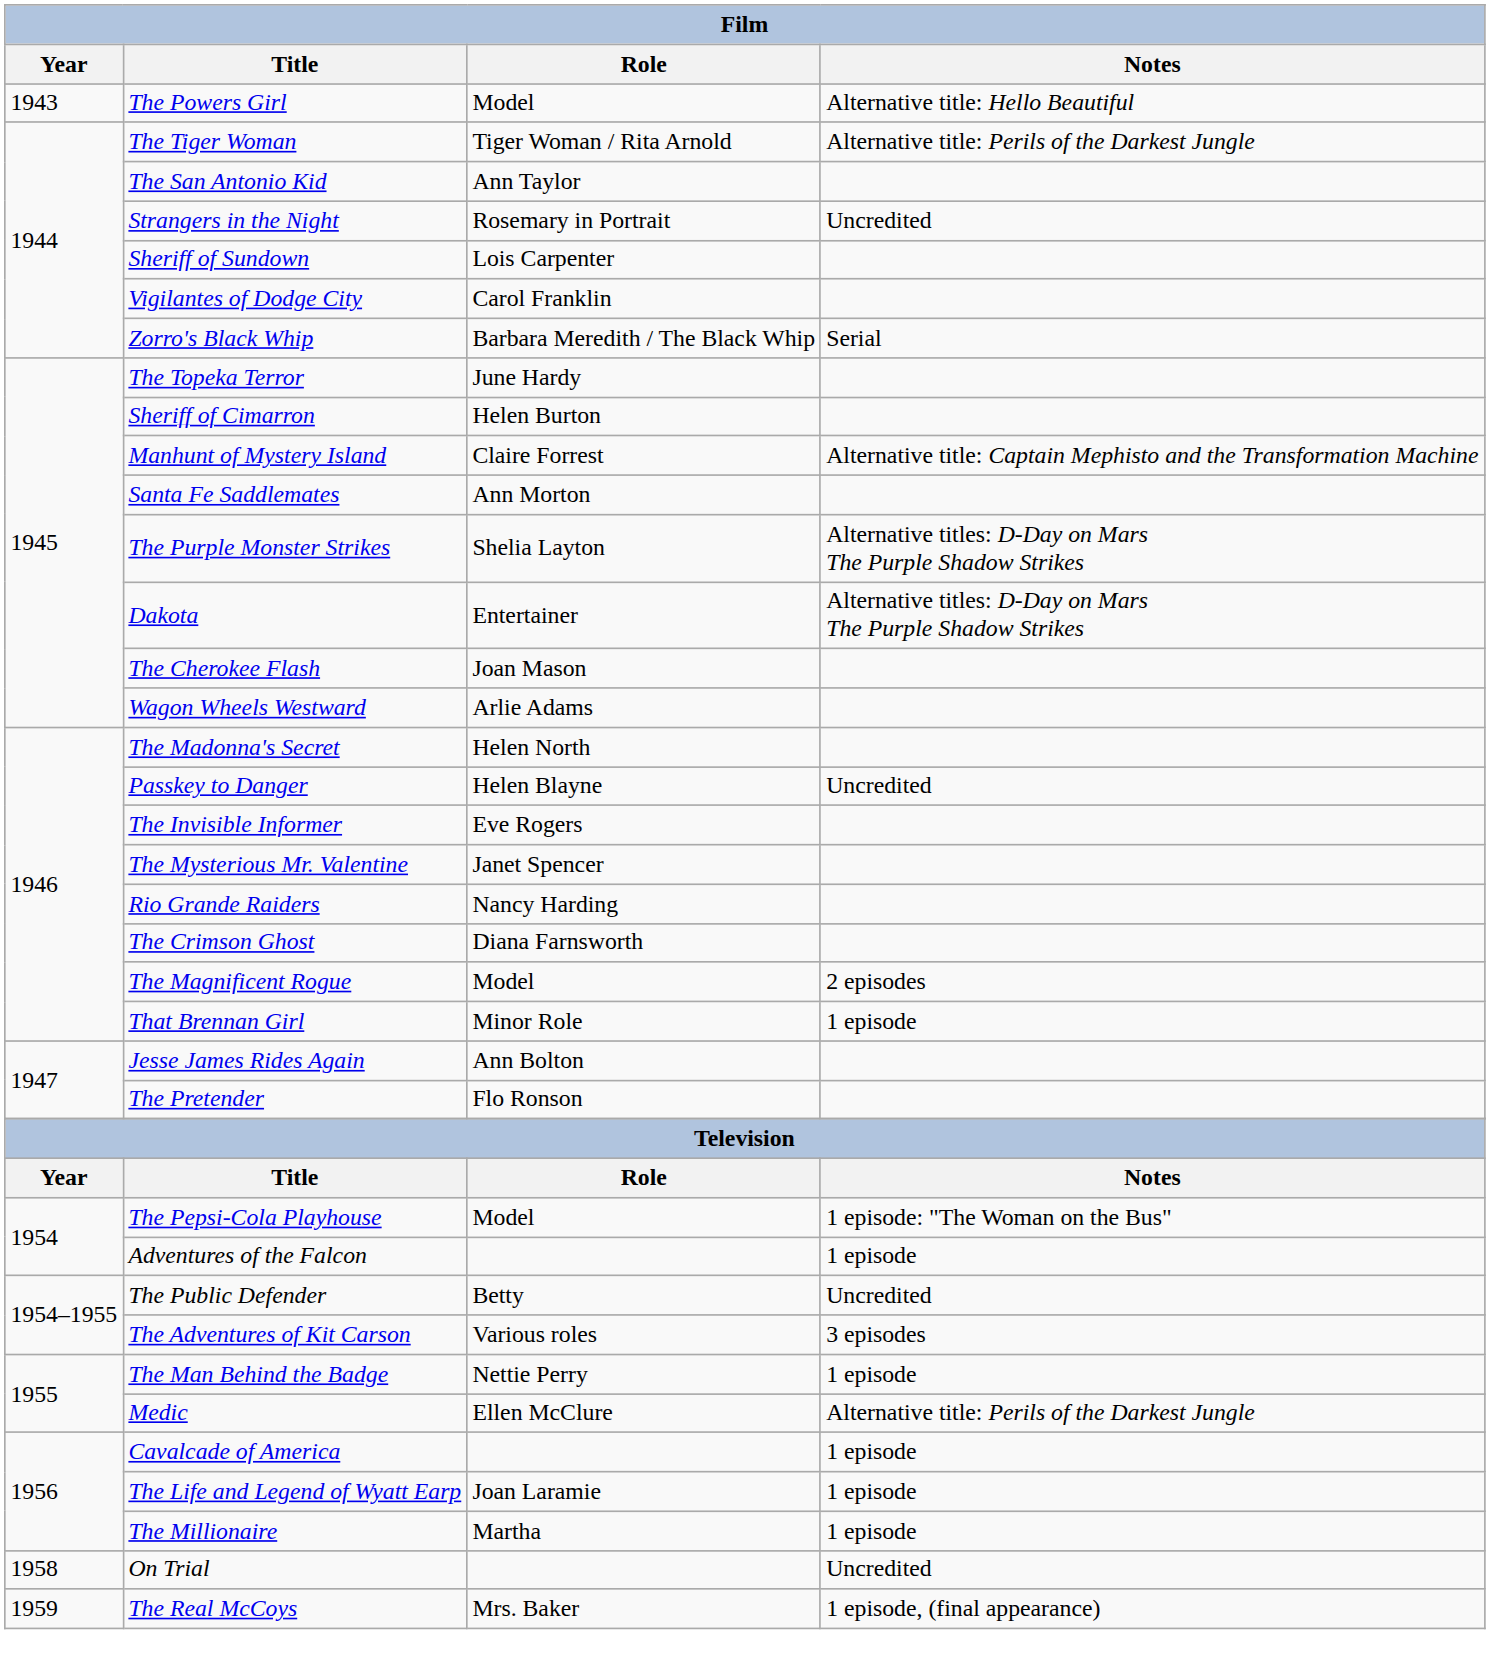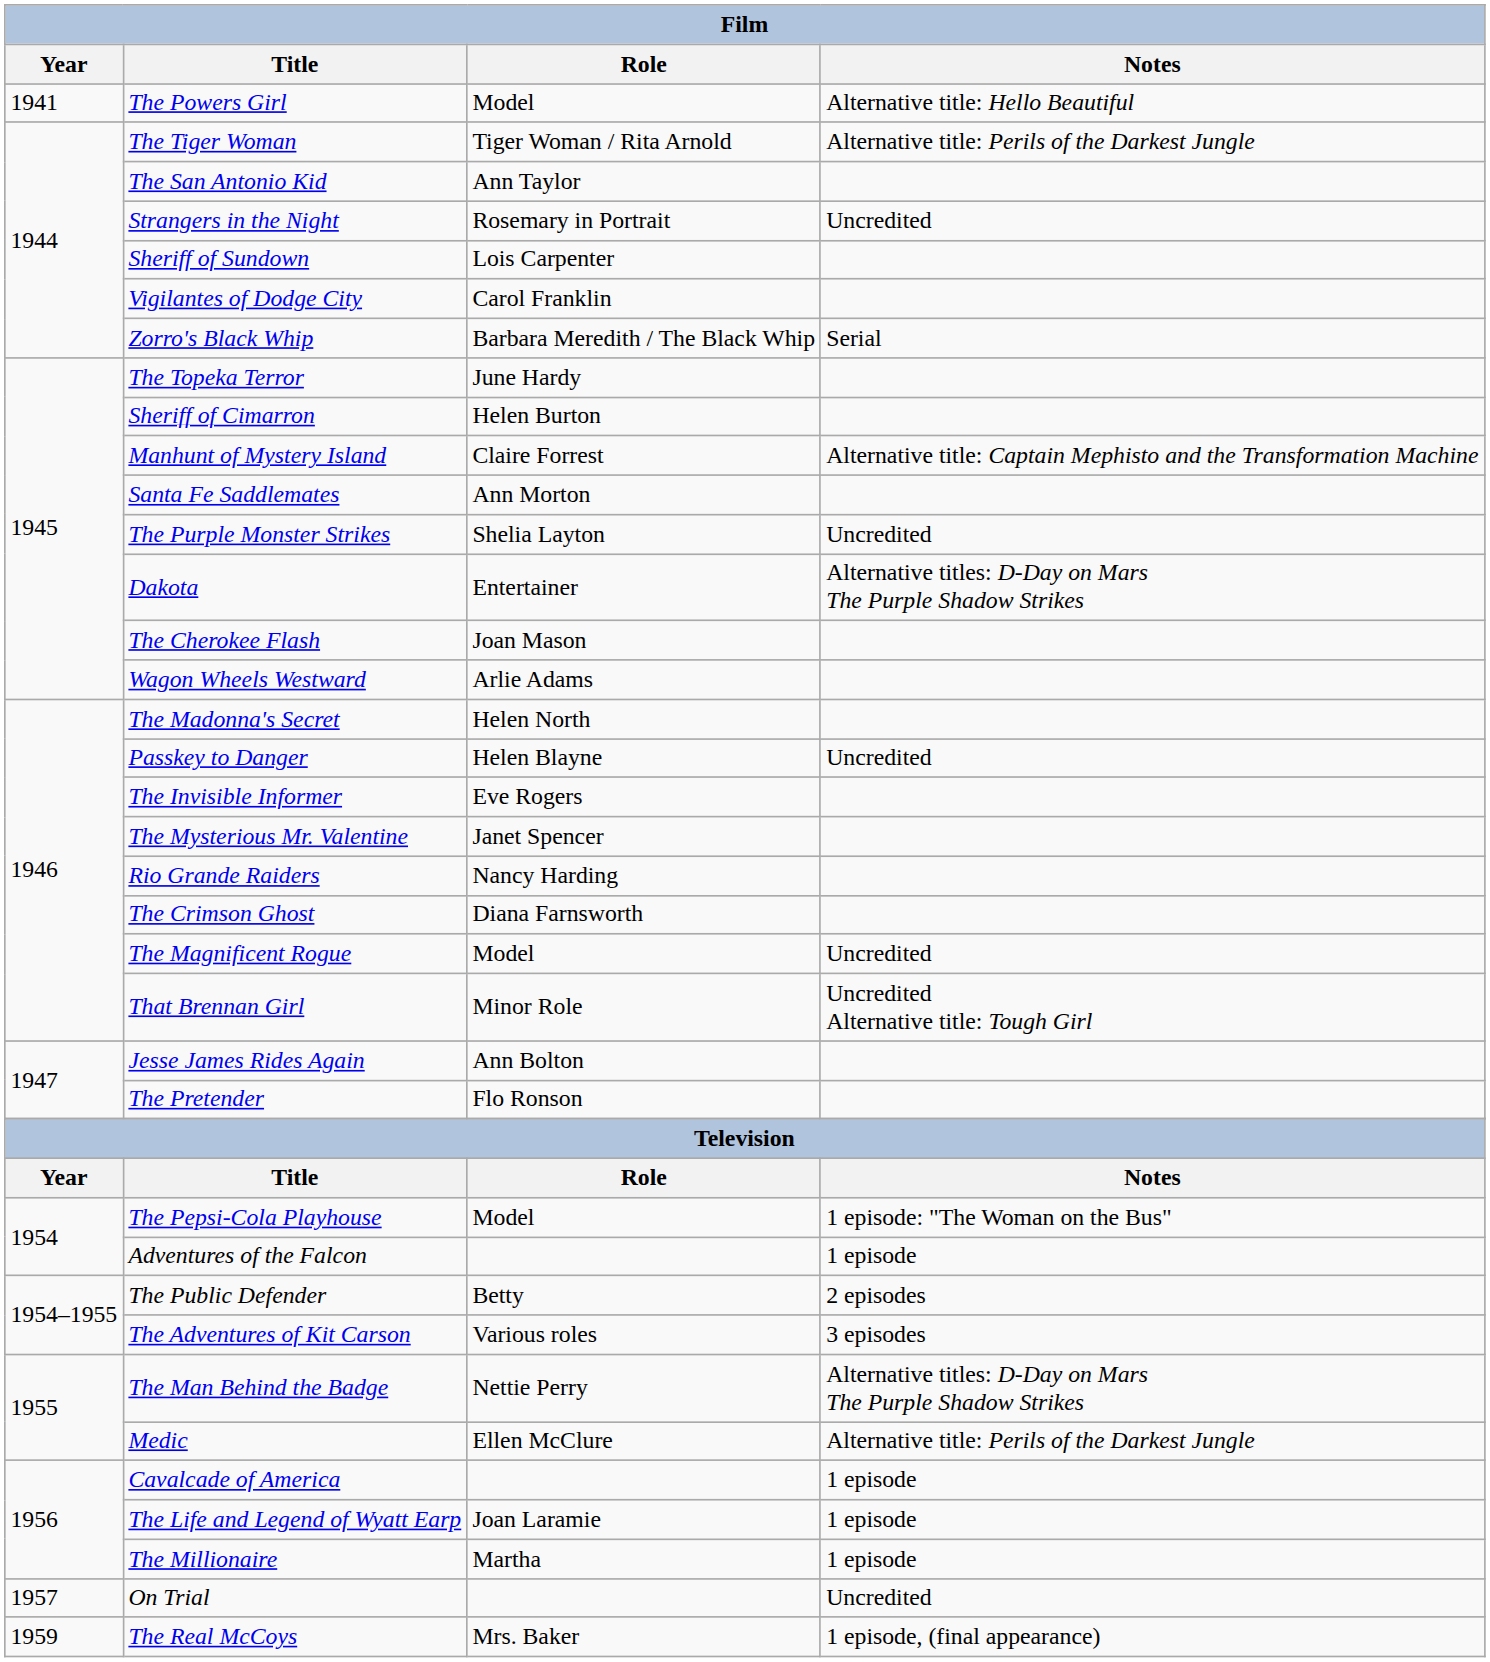(34, 102) 1943 -> (34, 102) 1941
(987, 547) Alternative titles: D-Day on Mars The Purple Shadow Strikes -> (879, 533) Uncredited
(876, 981) 2 episodes -> (879, 953) Uncredited
(871, 1021) 1 episode -> (959, 1007) Uncredited Alternative title: Tough Girl
(879, 1295) Uncredited -> (876, 1295) 2 episodes
(871, 1373) 1 episode -> (987, 1387) Alternative titles: D-Day on Mars The Purple Shadow Strikes
(34, 1569) 1958 -> (34, 1597) 1957
